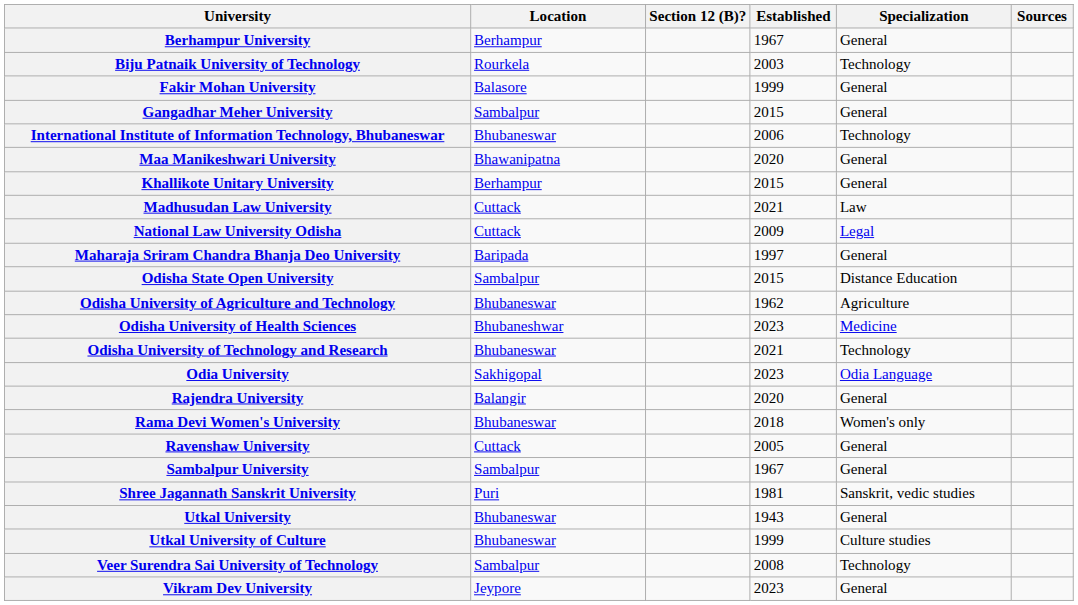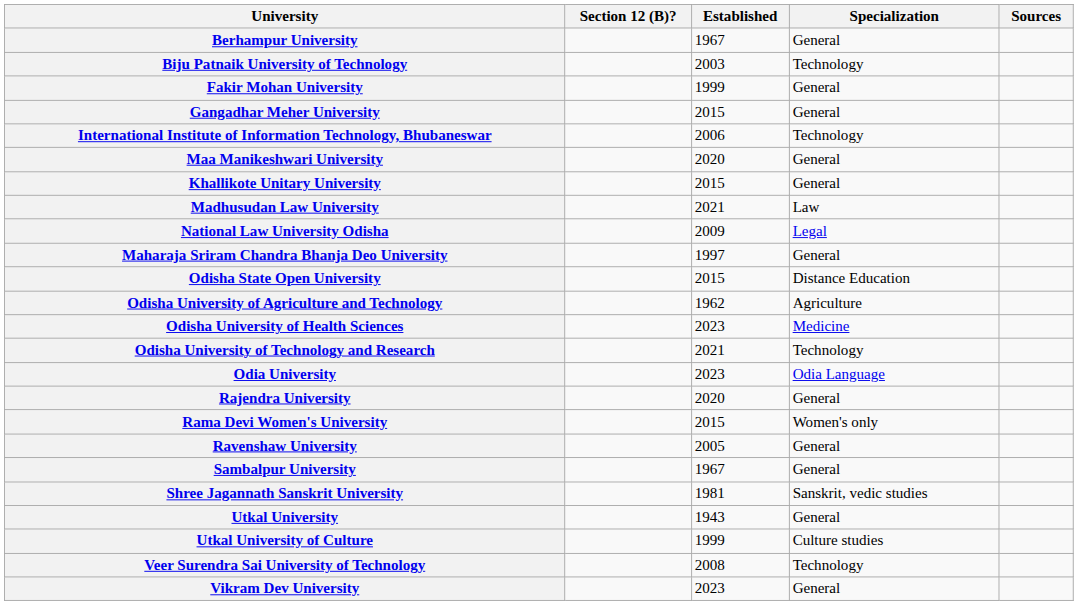- column: (558, 16)
(769, 421) 2018 -> (710, 421) 2015
